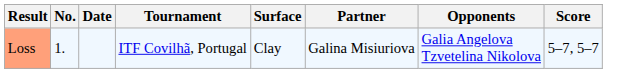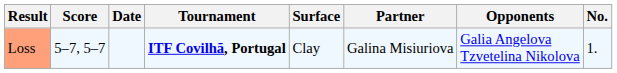columns swapped: (65, 15) <-> (573, 15)
(183, 47) normal -> (217, 47) bold
